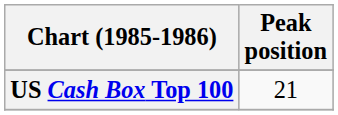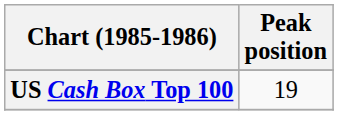(286, 89) 21 -> (286, 89) 19
